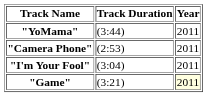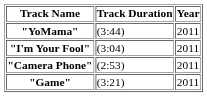rows swapped: (50, 65) <-> (50, 48)
(188, 82) lightyellow background -> (188, 82) no background
